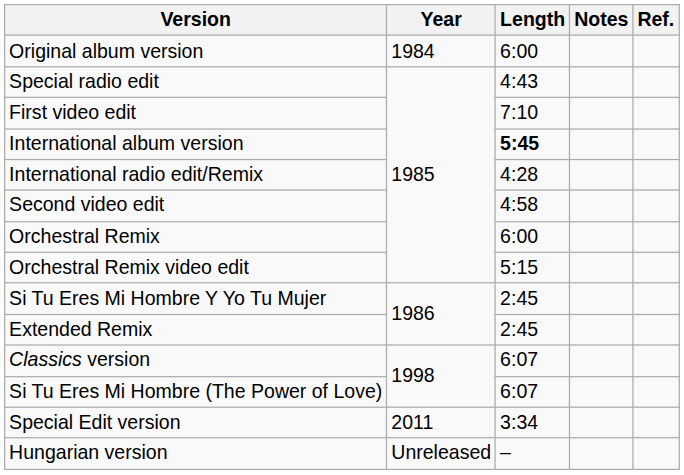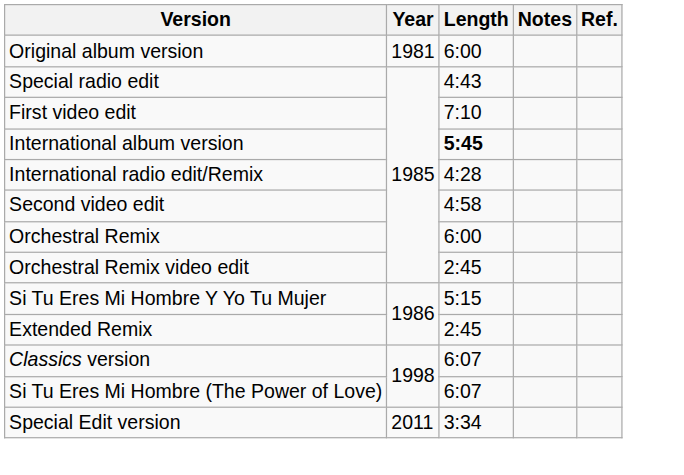(413, 50) 1984 -> (413, 50) 1981
(519, 267) 5:15 -> (463, 267) 2:45
(519, 298) 2:45 -> (463, 298) 5:15
- row: (88, 453)
